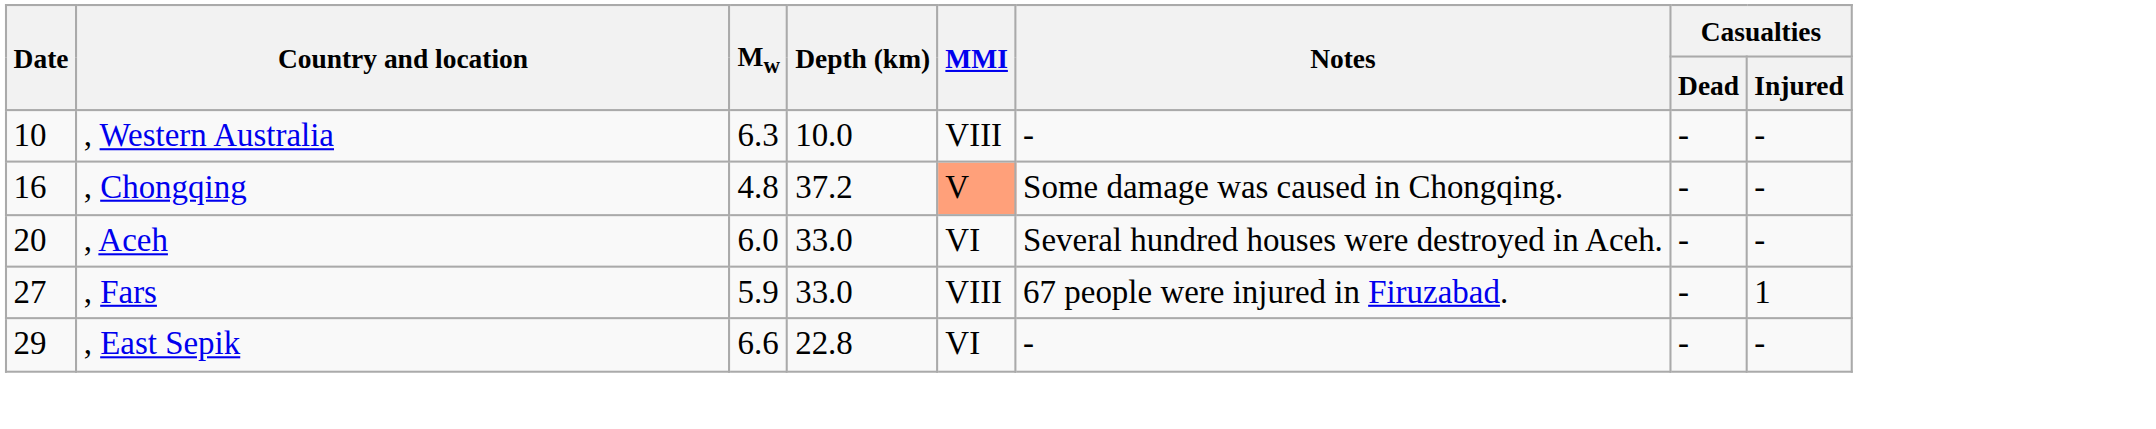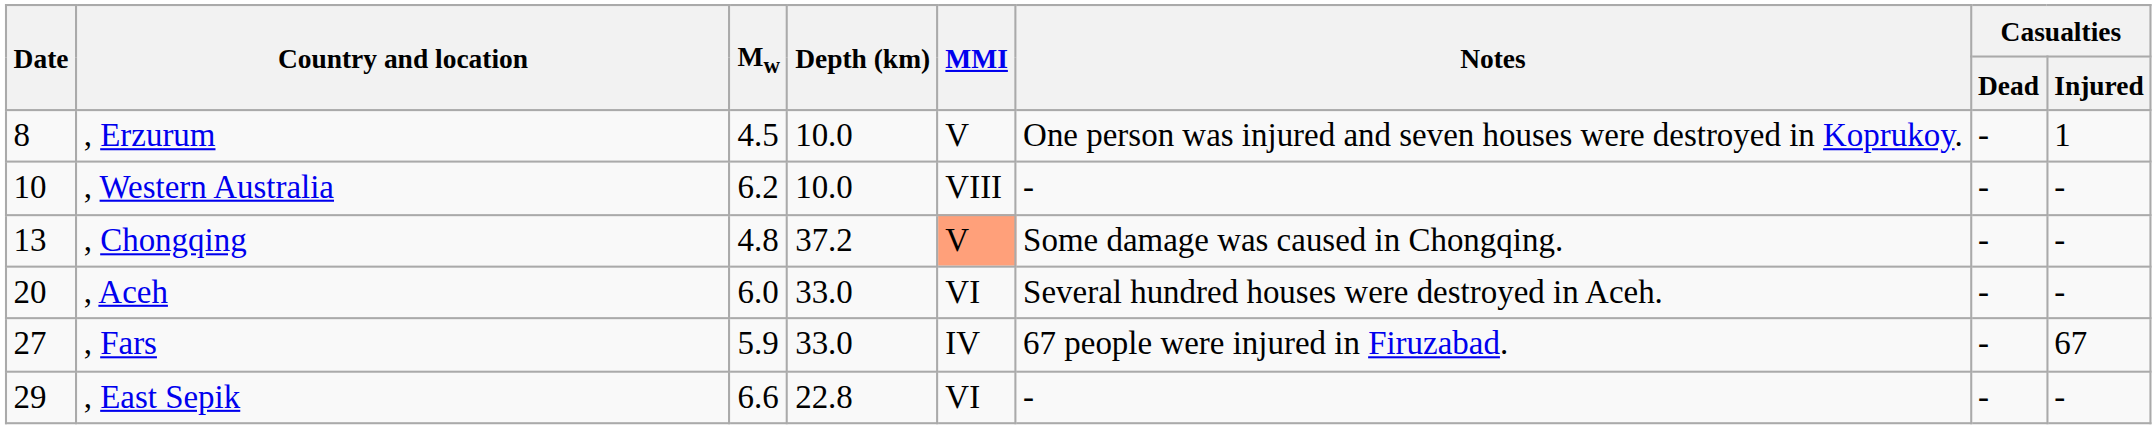+ row: (150, 135)
(758, 135) 6.3 -> (758, 187) 6.2
(30, 187) 16 -> (30, 239) 13
(974, 291) VIII -> (963, 344) IV
(1763, 291) 1 -> (2071, 344) 67
